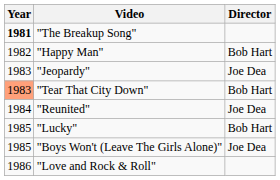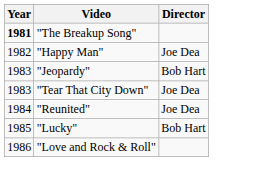(250, 52) Bob Hart -> (180, 52) Joe Dea
(247, 71) Joe Dea -> (183, 71) Bob Hart
(19, 90) lightsalmon background -> (19, 90) no background
(250, 90) Bob Hart -> (180, 90) Joe Dea
- row: (129, 147)
